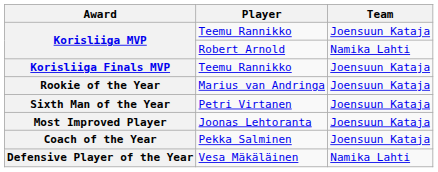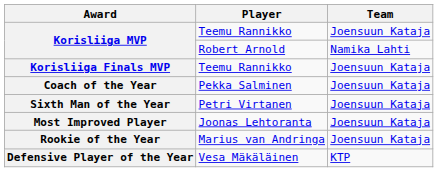rows swapped: (100, 139) <-> (100, 85)
(370, 158) Namika Lahti -> (340, 158) KTP
